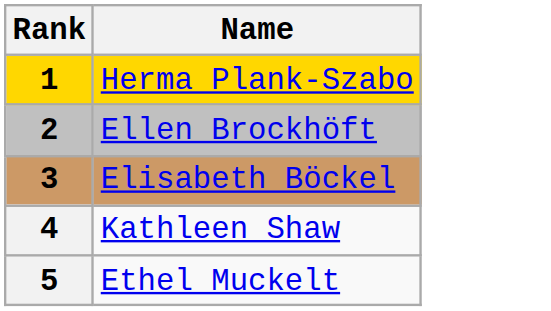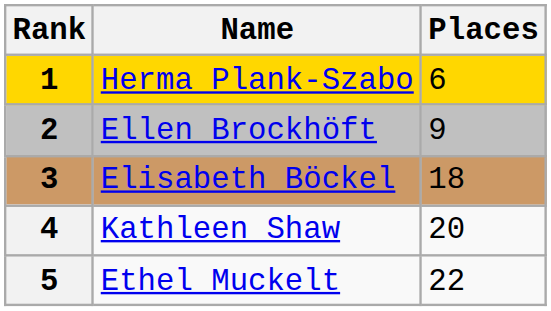+ column: (484, 30)
